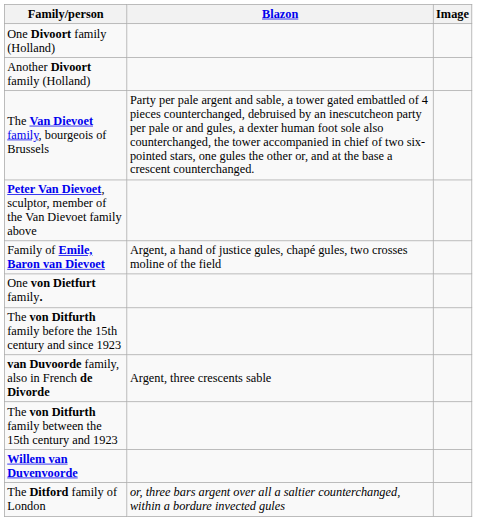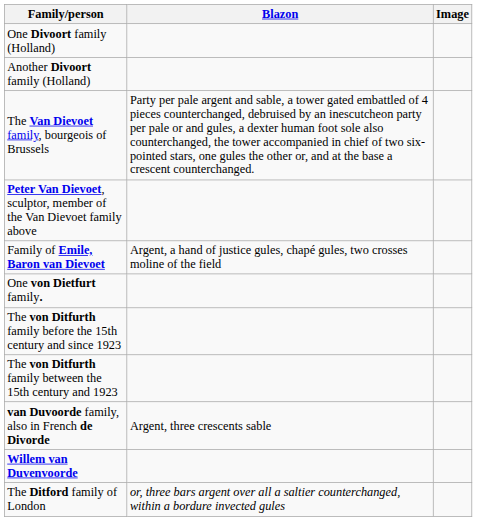rows swapped: (62, 425) <-> (63, 378)
